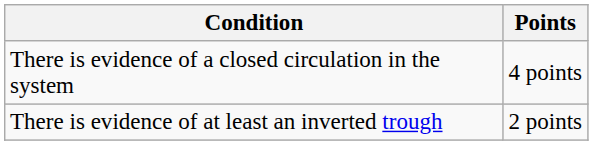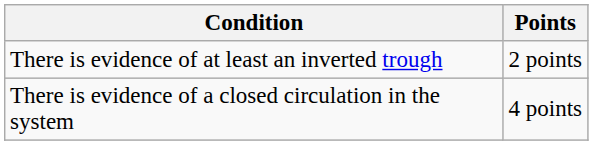rows swapped: (226, 121) <-> (225, 72)
